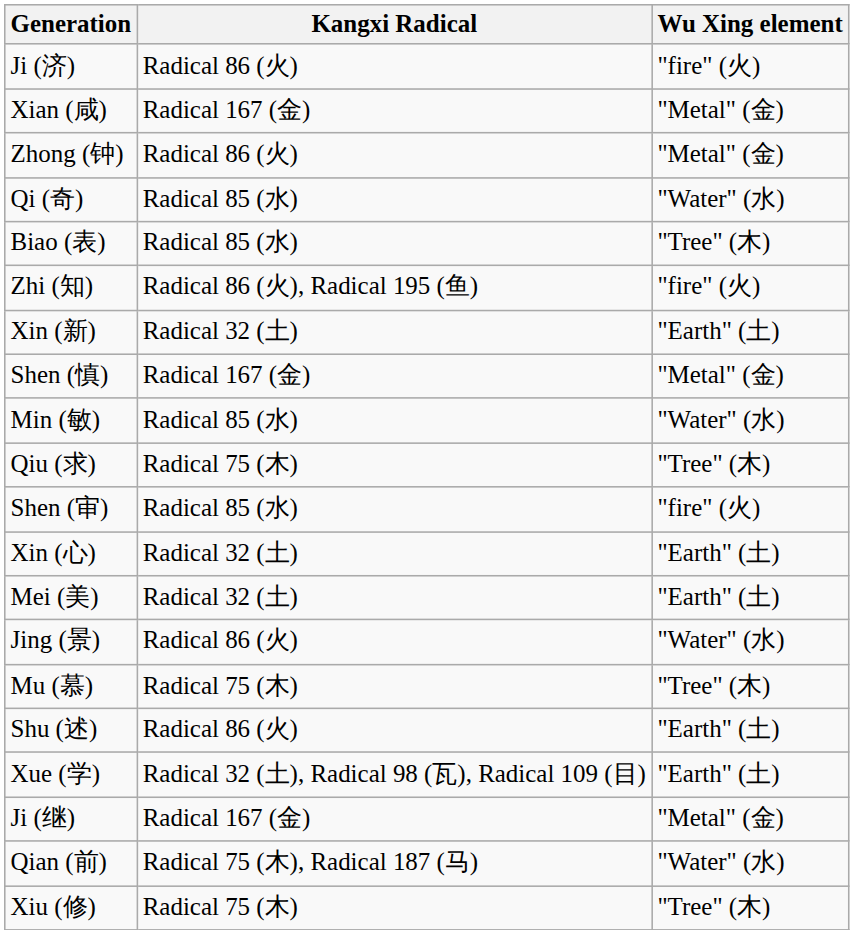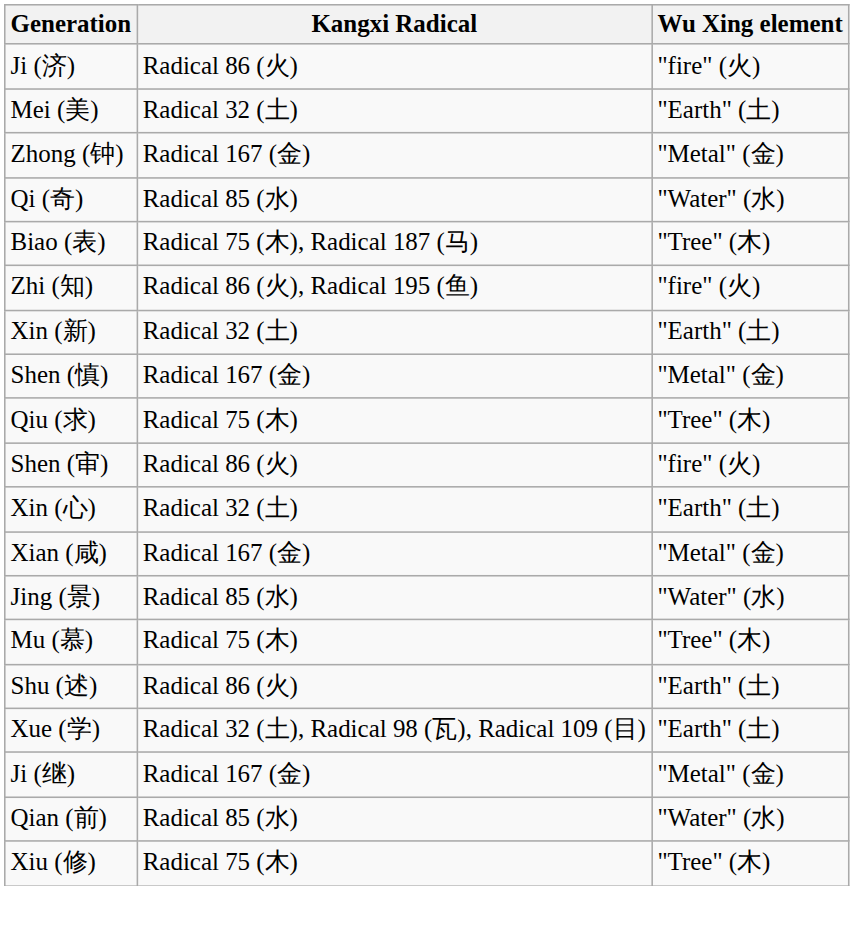rows swapped: (55, 596) <-> (59, 109)
(220, 153) Radical 86 (火) -> (227, 153) Radical 167 (金)
(220, 242) Radical 85 (水) -> (310, 242) Radical 75 (木), Radical 187 (马)
- row: (55, 419)
(220, 508) Radical 85 (水) -> (220, 463) Radical 86 (火)
(220, 640) Radical 86 (火) -> (220, 596) Radical 85 (水)
(310, 862) Radical 75 (木), Radical 187 (马) -> (220, 817) Radical 85 (水)
